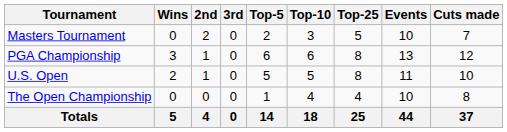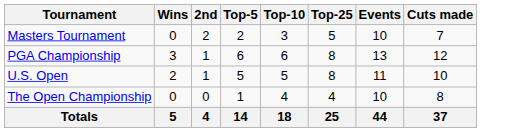- column: (233, 14)
